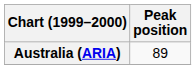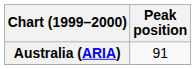(160, 53) 89 -> (160, 53) 91
